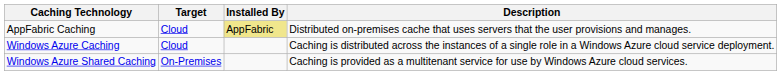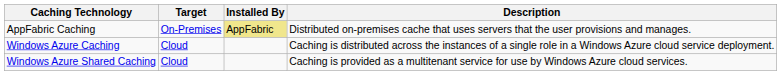(174, 29) Cloud -> (191, 29) On-Premises
(191, 62) On-Premises -> (174, 62) Cloud
